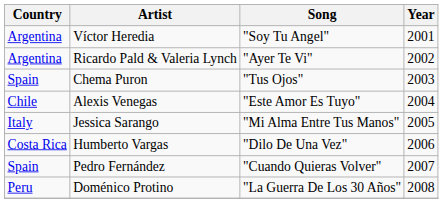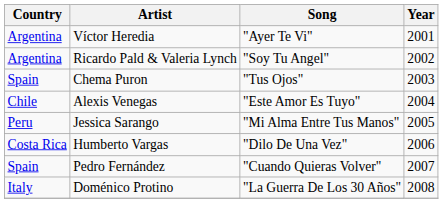(286, 36) "Soy Tu Angel" -> (278, 36) "Ayer Te Vi"
(278, 58) "Ayer Te Vi" -> (286, 58) "Soy Tu Angel"
(20, 123) Italy -> (20, 123) Peru
(20, 187) Peru -> (20, 187) Italy
